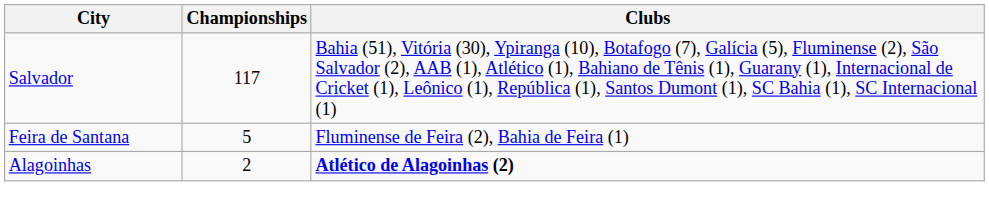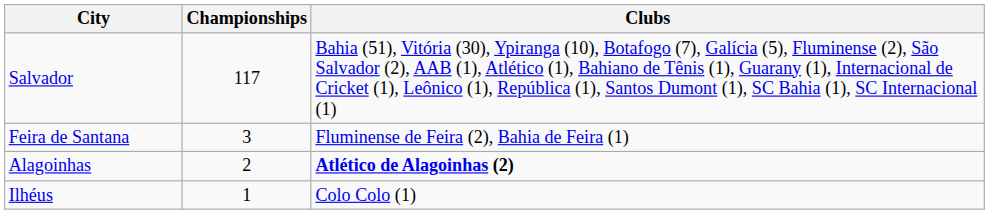(247, 137) 5 -> (247, 137) 3
+ row: (31, 194)
